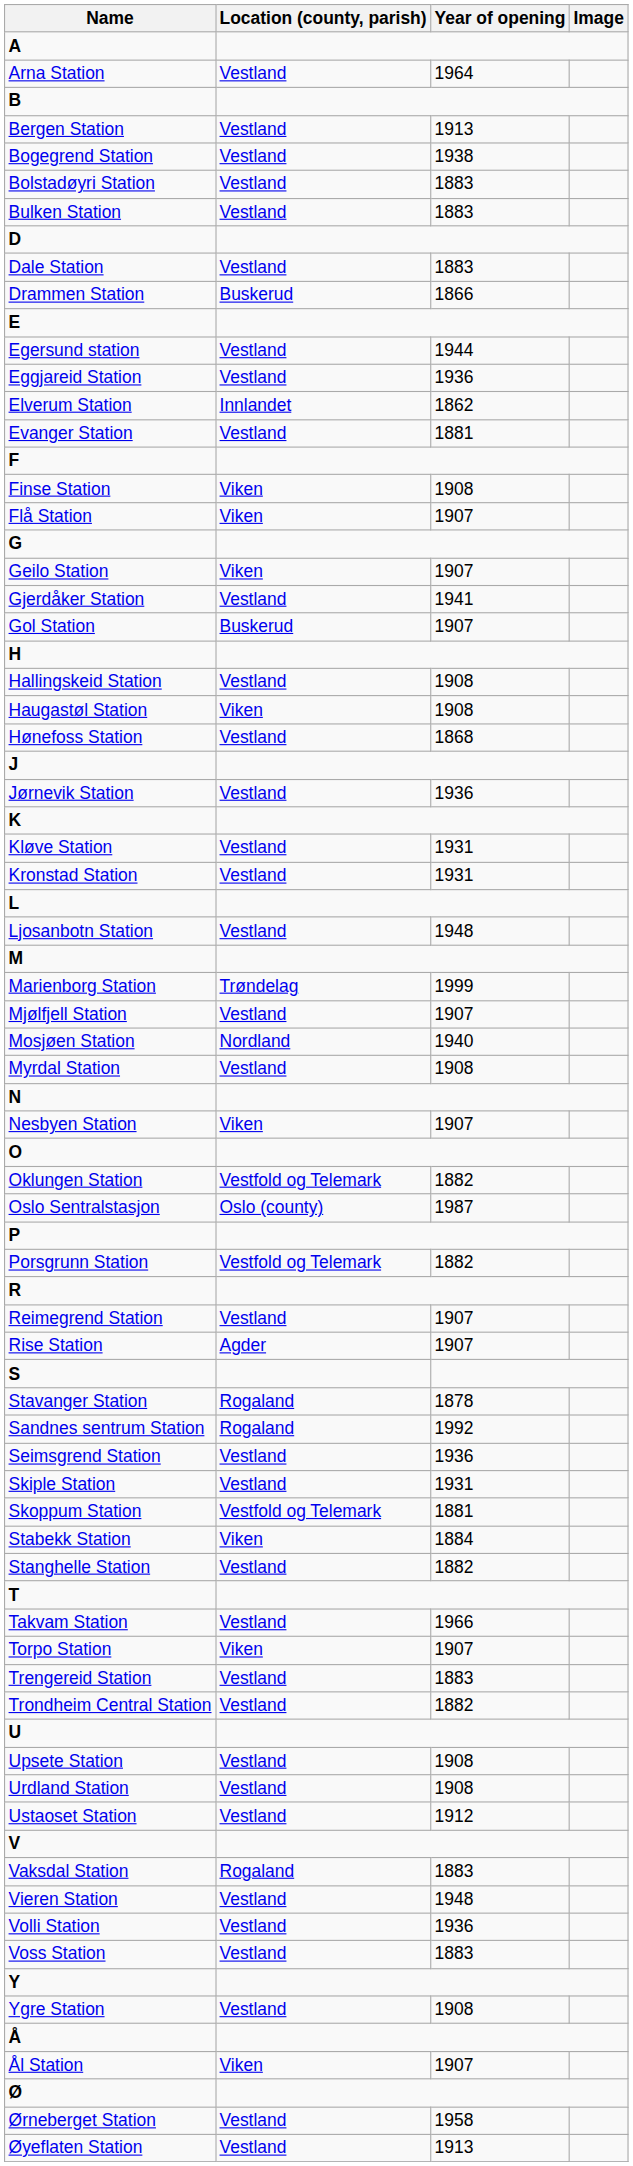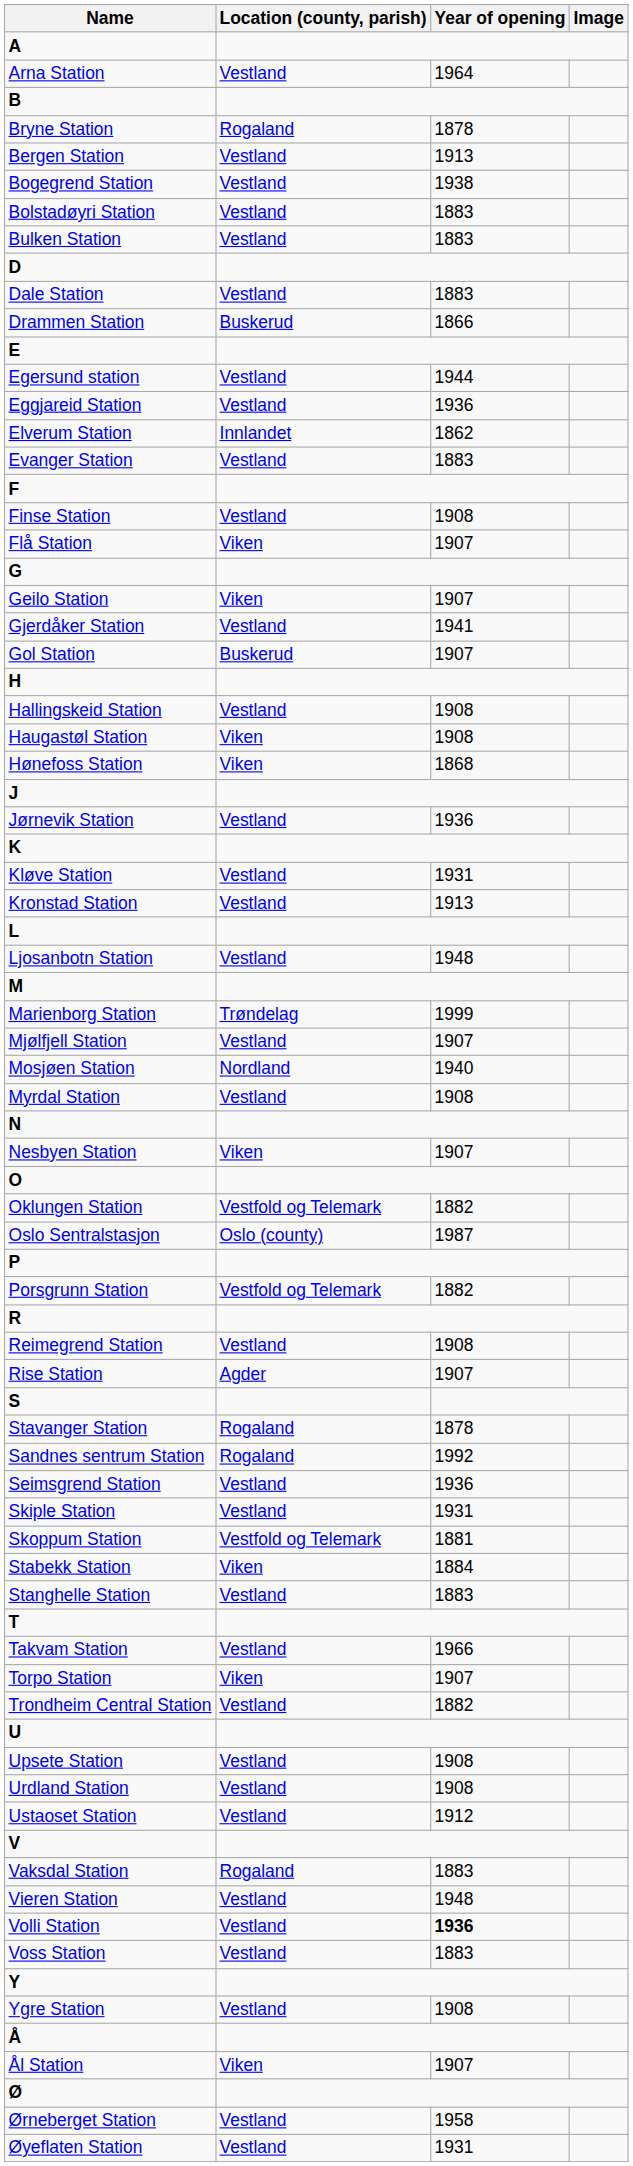+ row: (61, 128)
(454, 433) 1881 -> (454, 460) 1883
(241, 488) Viken -> (253, 516) Vestland
(253, 737) Vestland -> (241, 765) Viken
(454, 875) 1931 -> (454, 903) 1913
(454, 1318) 1907 -> (454, 1345) 1908
(454, 1567) 1882 -> (454, 1594) 1883
- row: (80, 1677)
(454, 1926) normal -> (454, 1926) bold
(454, 2148) 1913 -> (454, 2148) 1931
